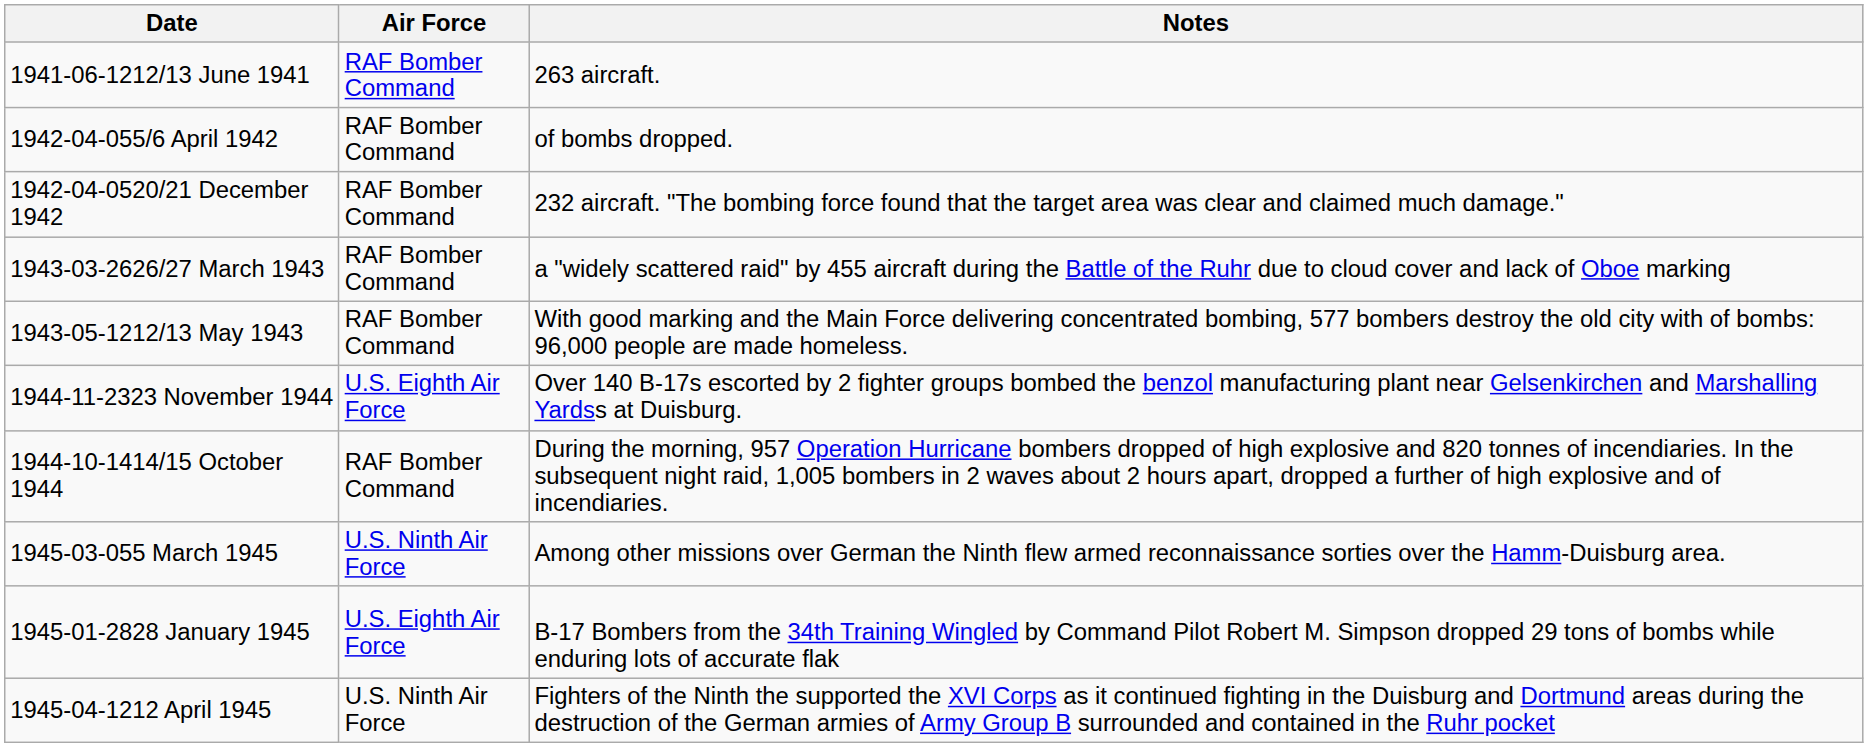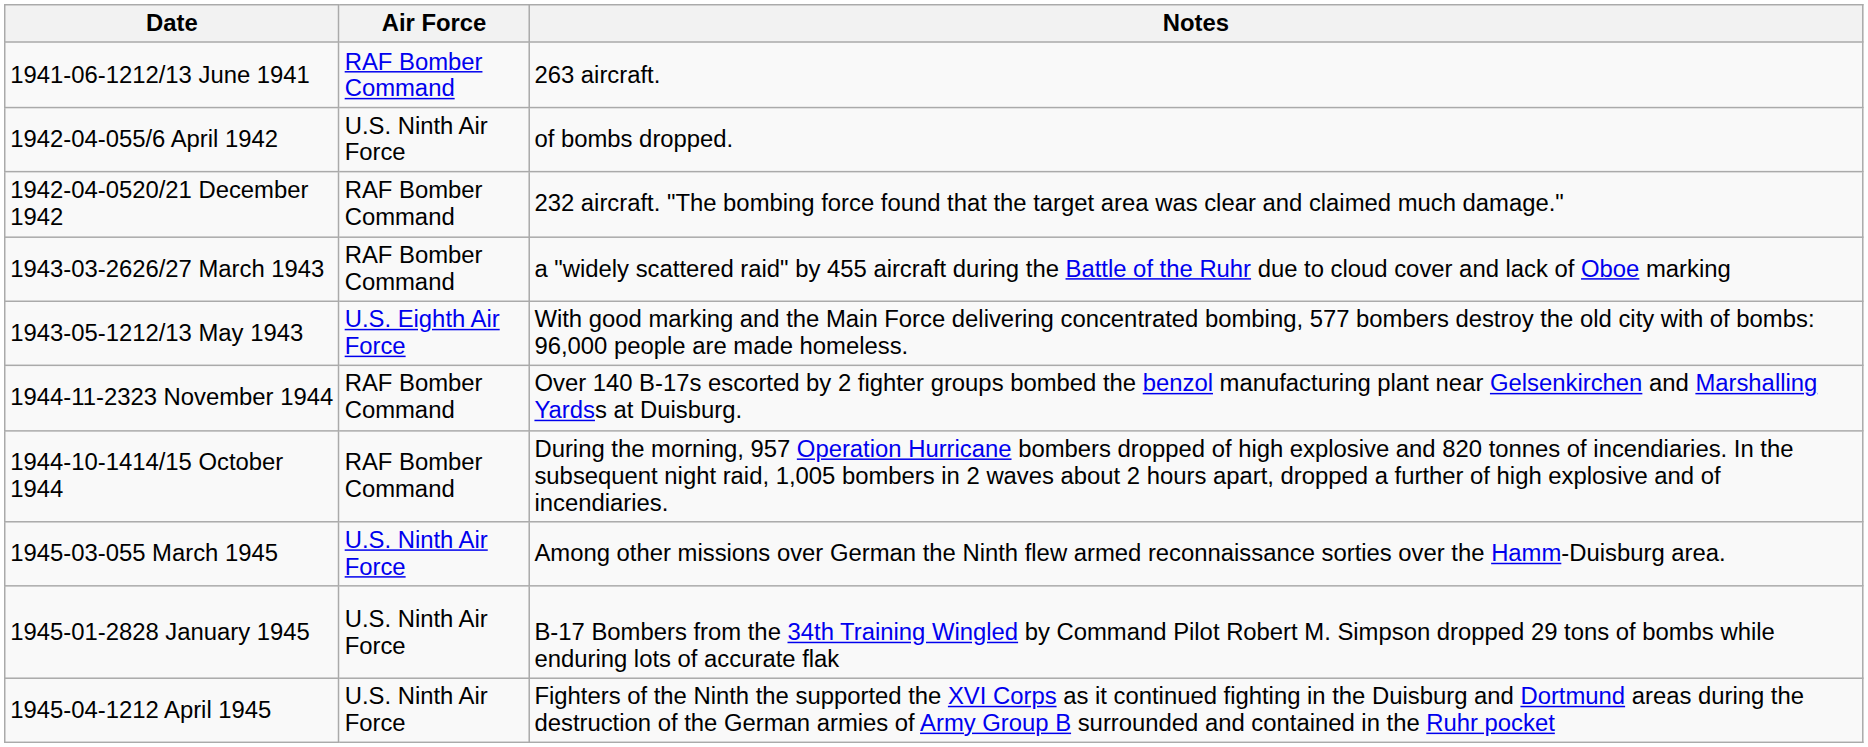(414, 139) RAF Bomber Command -> (416, 139) U.S. Ninth Air Force
(414, 333) RAF Bomber Command -> (422, 333) U.S. Eighth Air Force
(422, 397) U.S. Eighth Air Force -> (414, 397) RAF Bomber Command
(422, 631) U.S. Eighth Air Force -> (416, 631) U.S. Ninth Air Force
